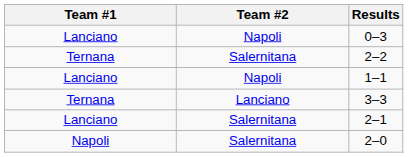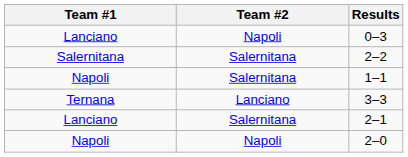(90, 57) Ternana -> (90, 57) Salernitana
(90, 78) Lanciano -> (90, 78) Napoli
(263, 78) Napoli -> (263, 78) Salernitana
(263, 141) Salernitana -> (263, 141) Napoli
